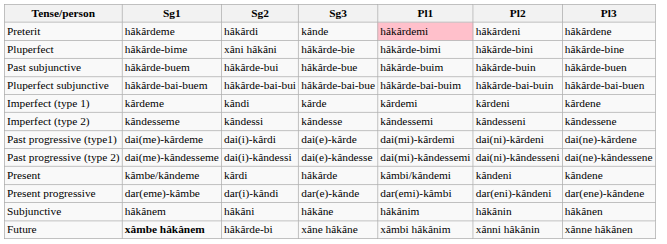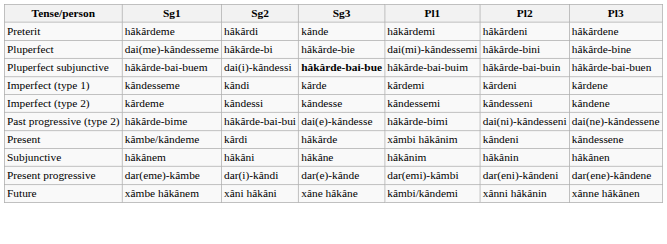(404, 31) pink background -> (411, 31) no background
(156, 49) hâkârde-bime -> (172, 49) dai(me)-kândesseme
(250, 49) xâni hâkâni -> (248, 49) hâkârde-bi
(411, 49) hâkârde-bimi -> (432, 49) dai(mi)-kândessemi
- row: (44, 67)
(260, 85) hâkârde-bai-bui -> (258, 67) dai(i)-kândessi
(338, 85) normal -> (342, 67) bold
(144, 103) kârdeme -> (152, 85) kândesseme
(152, 121) kândesseme -> (144, 103) kârdeme
(591, 121) kândessene -> (591, 103) kândene
- row: (62, 139)
(172, 157) dai(me)-kândesseme -> (156, 121) hâkârde-bime
(258, 157) dai(i)-kândessi -> (260, 121) hâkârde-bai-bui
(425, 157) dai(mi)-kândessemi -> (418, 121) hâkârde-bimi
(416, 175) kâmbi/kândemi -> (422, 139) xâmbi hâkânim
(584, 175) kândene -> (598, 139) kândessene
rows swapped: (51, 193) <-> (34, 211)
(165, 229) bold -> (162, 193) normal
(248, 229) hâkârde-bi -> (250, 193) xâni hâkâni
(415, 229) xâmbi hâkânim -> (423, 193) kâmbi/kândemi
